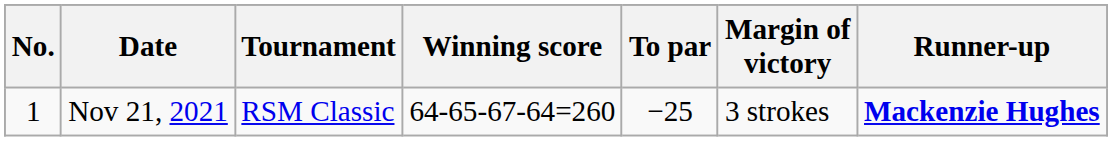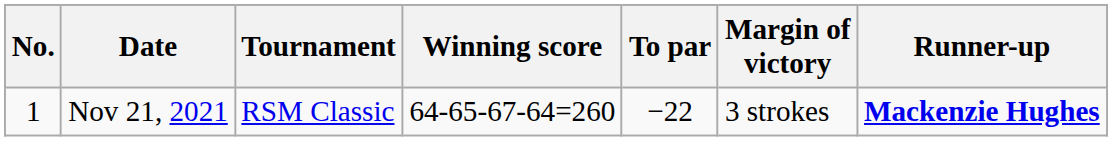(670, 111) −25 -> (670, 111) −22
